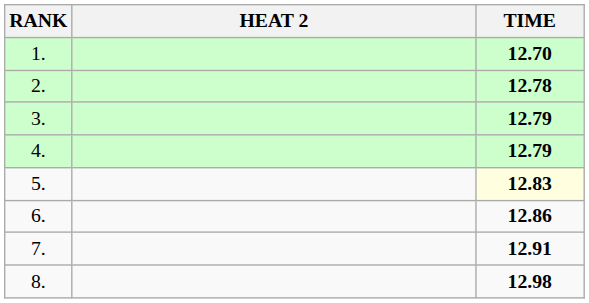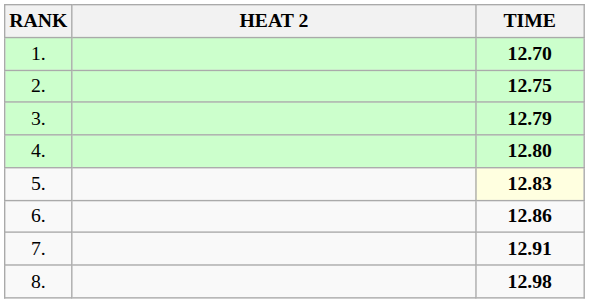(530, 86) 12.78 -> (530, 86) 12.75
(530, 151) 12.79 -> (530, 151) 12.80
